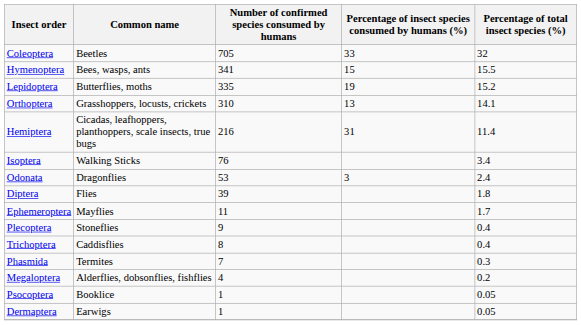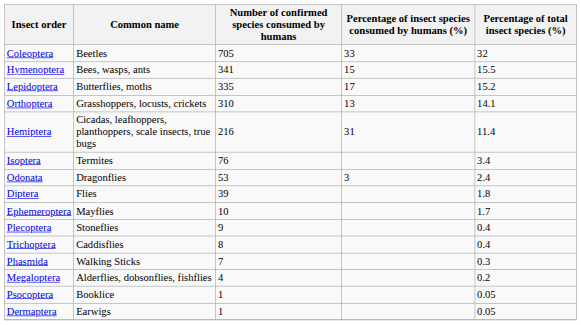(349, 86) 19 -> (349, 86) 17
(108, 160) Walking Sticks -> (95, 160) Termites
(223, 211) 11 -> (223, 211) 10
(95, 261) Termites -> (108, 261) Walking Sticks
